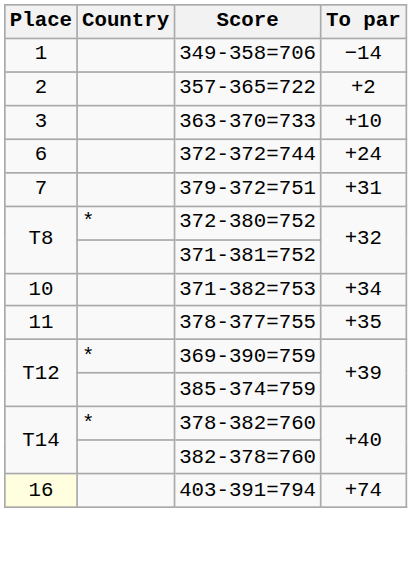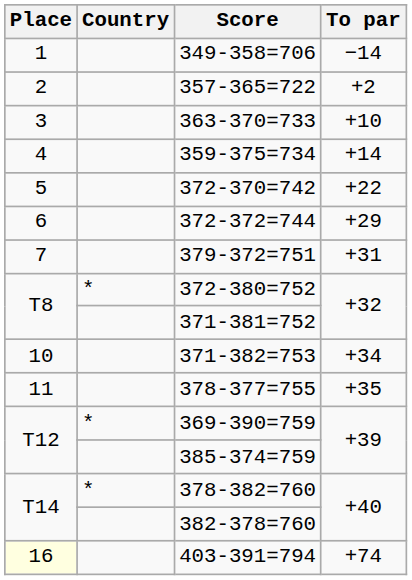+ row: (248, 156)
+ row: (248, 189)
(363, 156) +24 -> (363, 223) +29
